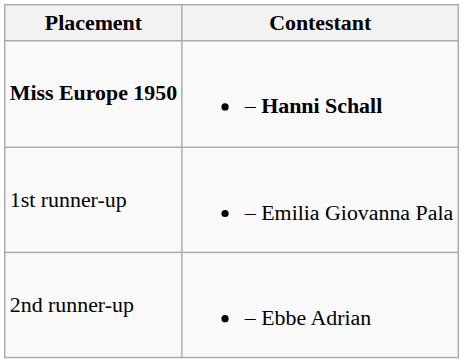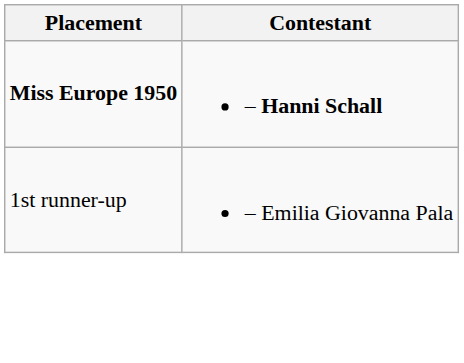- row: (72, 305)
